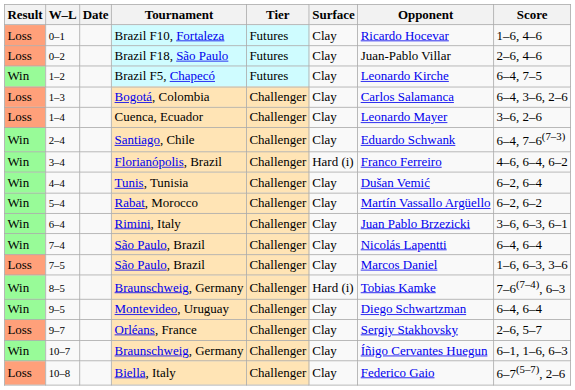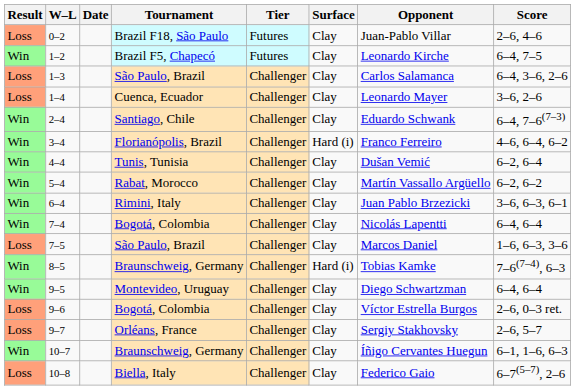- row: (57, 36)
(162, 96) Bogotá, Colombia -> (160, 76) São Paulo, Brazil
(160, 244) São Paulo, Brazil -> (162, 223) Bogotá, Colombia
+ row: (57, 310)
